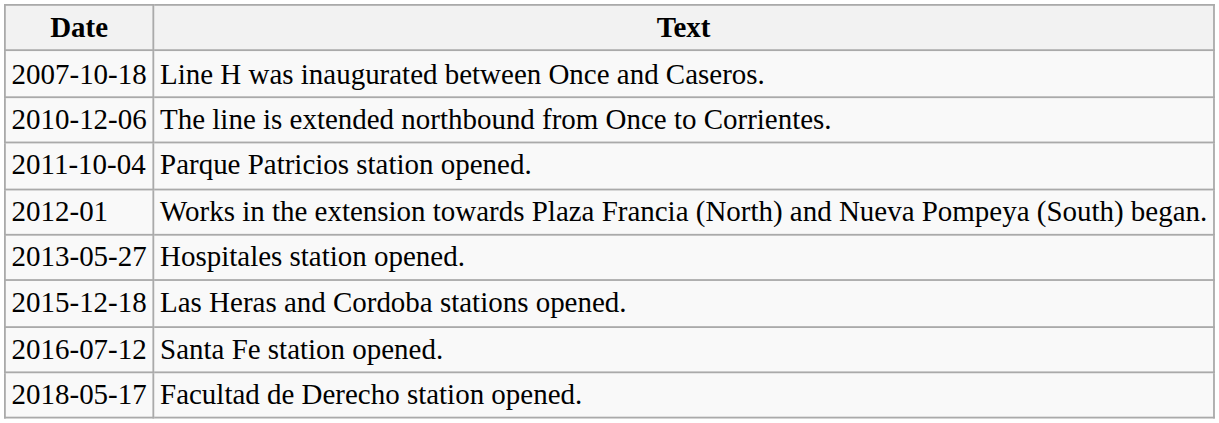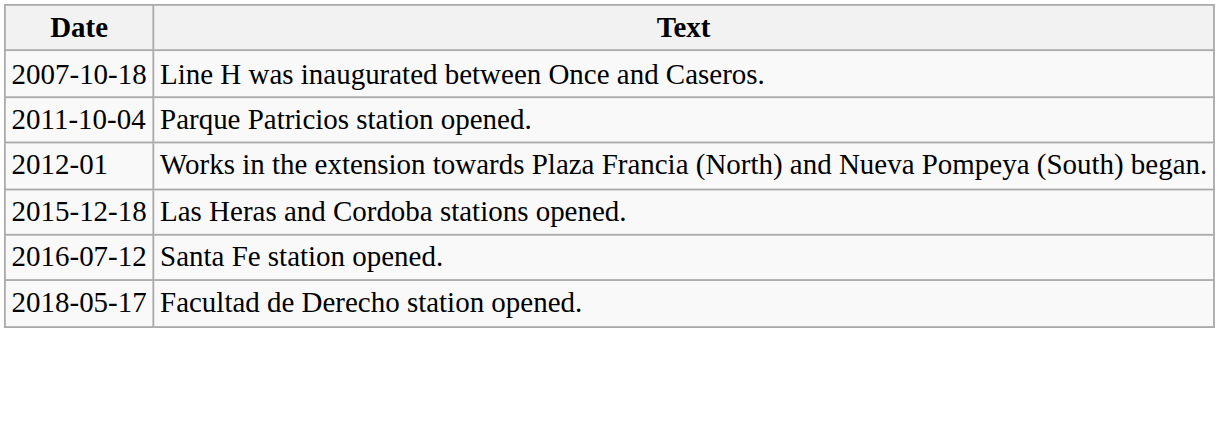- row: (496, 119)
- row: (312, 257)
